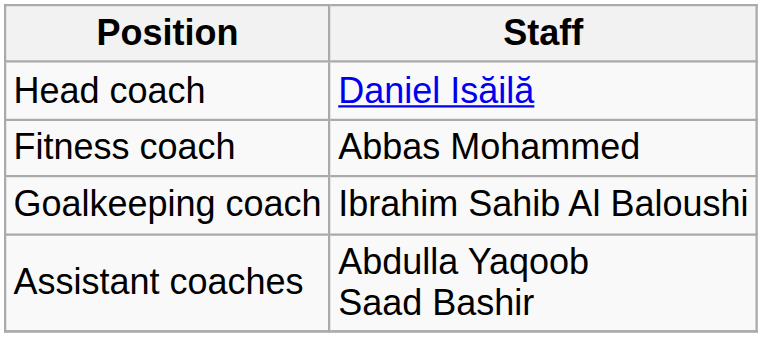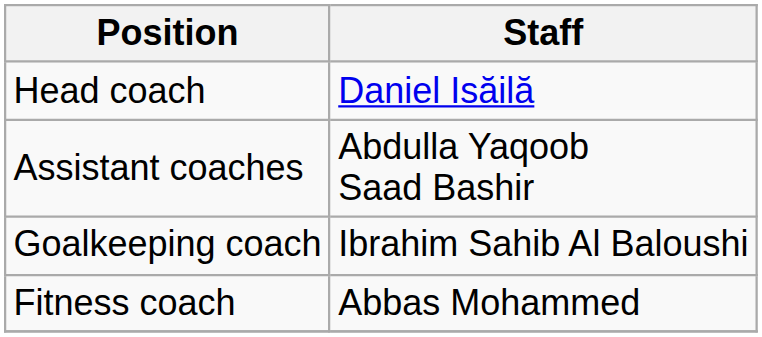rows swapped: (158, 281) <-> (124, 147)
